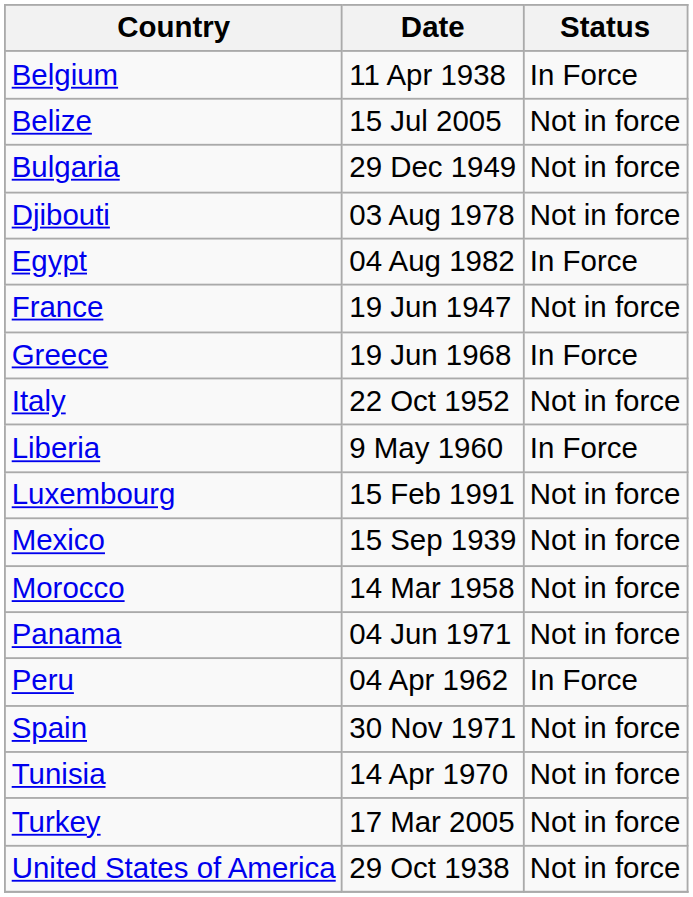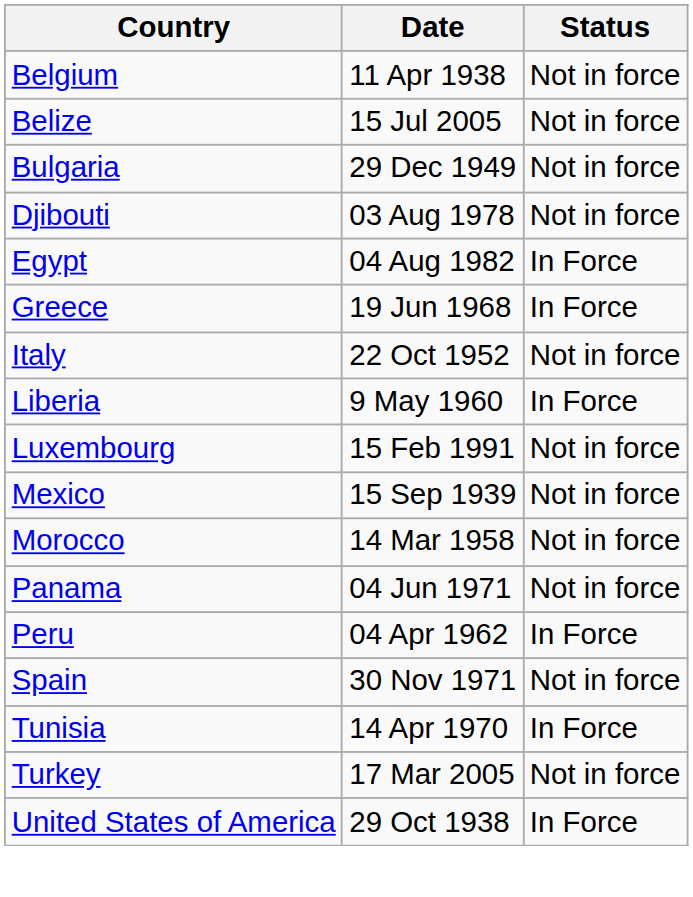(584, 74) In Force -> (605, 74) Not in force
- row: (58, 307)
(605, 774) Not in force -> (584, 728) In Force
(605, 868) Not in force -> (584, 821) In Force
